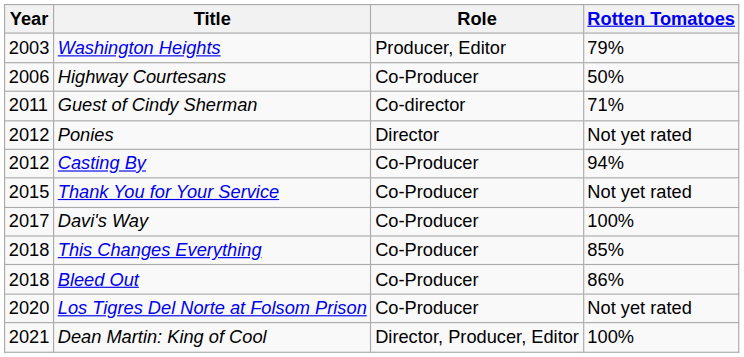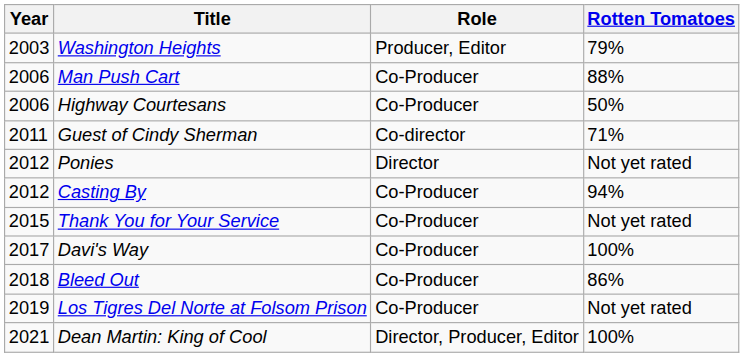+ row: (119, 76)
- row: (160, 250)
(29, 308) 2020 -> (29, 308) 2019
